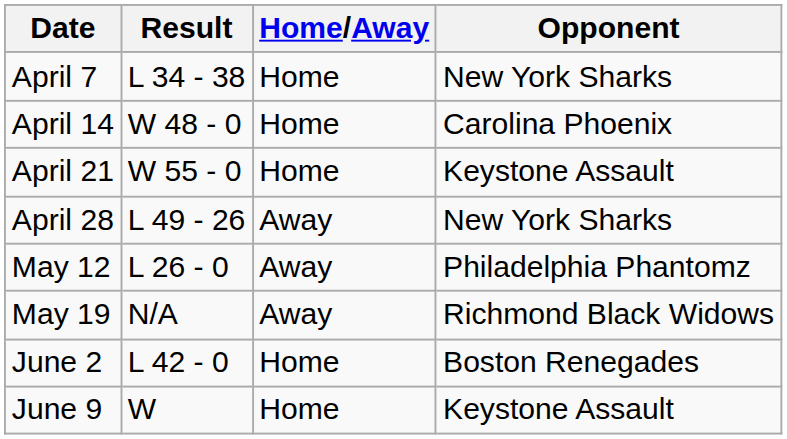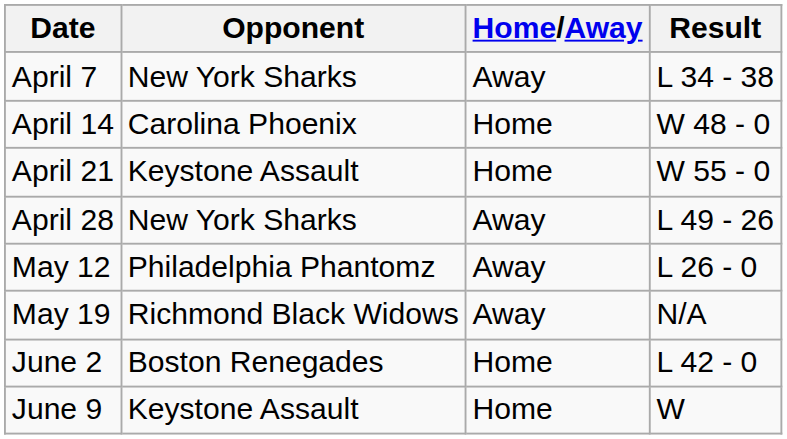columns swapped: (609, 28) <-> (187, 28)
(299, 76) Home -> (509, 76) Away
